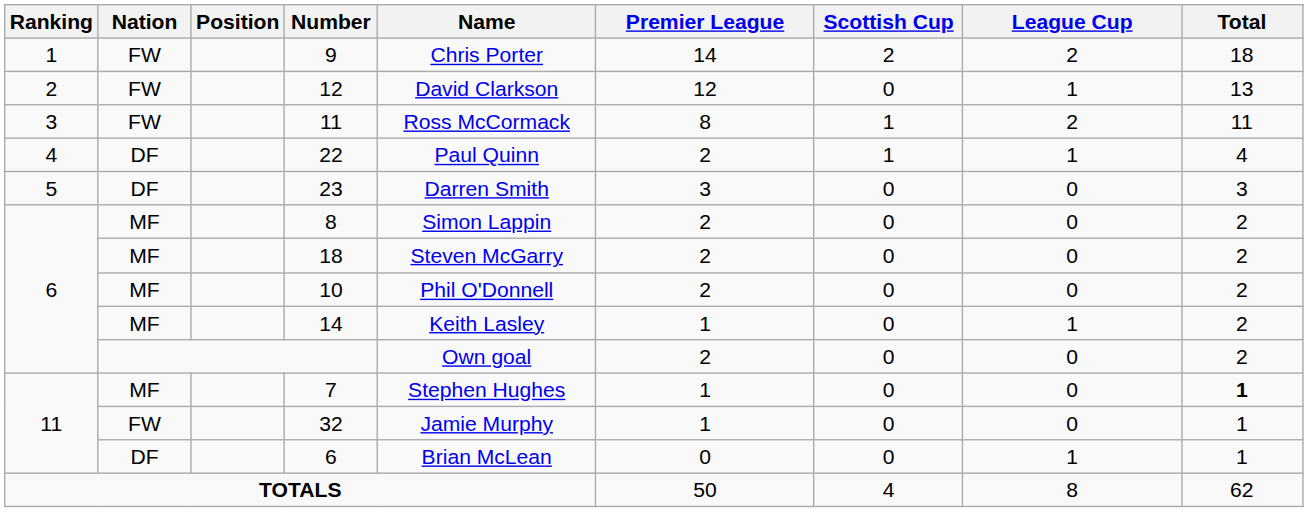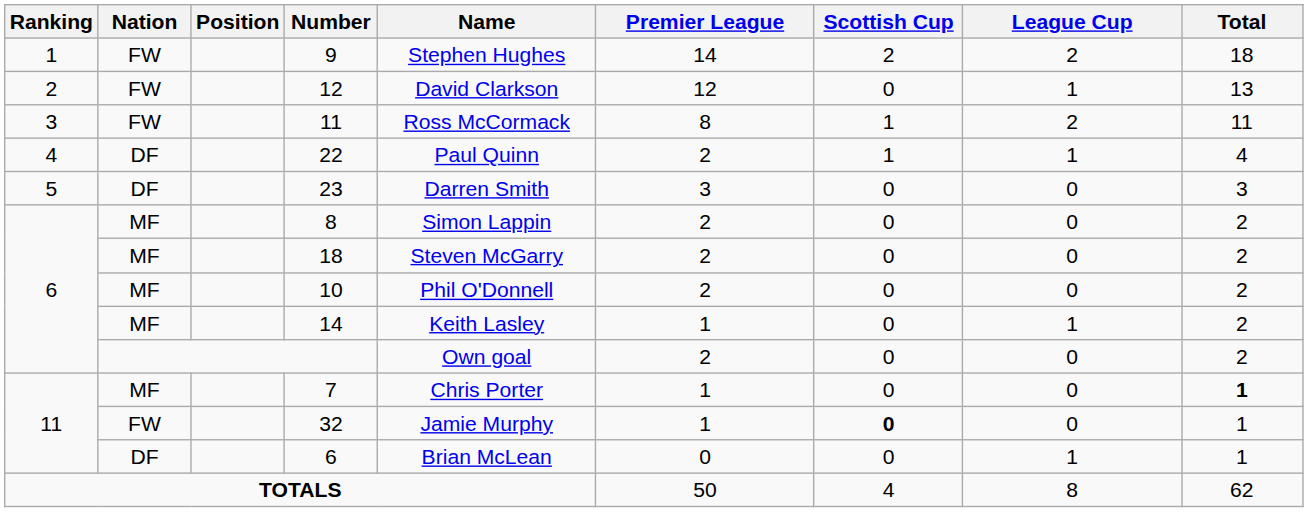(487, 55) Chris Porter -> (487, 55) Stephen Hughes
(487, 390) Stephen Hughes -> (487, 390) Chris Porter
(889, 423) normal -> (889, 423) bold
